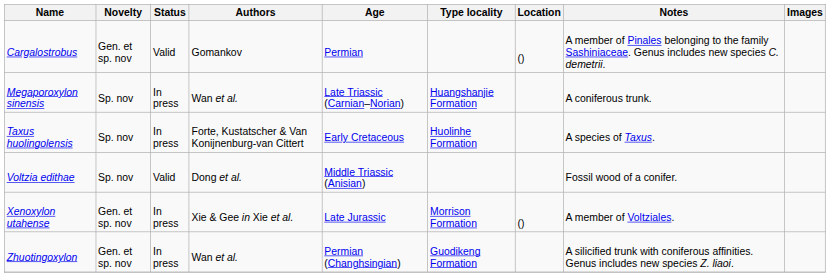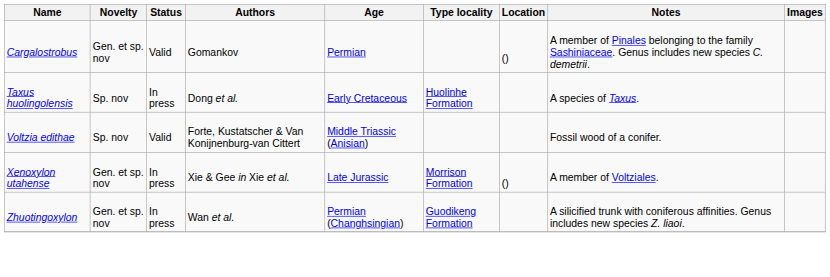- row: (42, 98)
(249, 138) Forte, Kustatscher & Van Konijnenburg-van Cittert -> (213, 98) Dong et al.
(217, 178) Dong et al. -> (246, 138) Forte, Kustatscher & Van Konijnenburg-van Cittert
